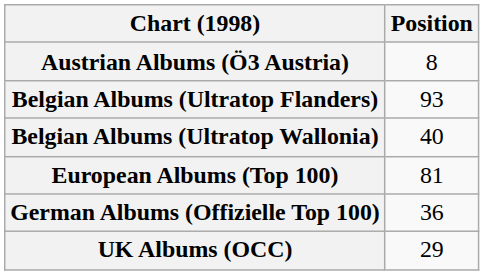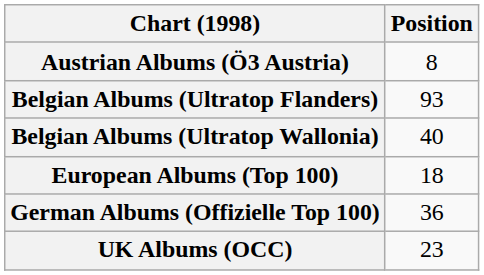(432, 174) 81 -> (432, 174) 18
(432, 250) 29 -> (432, 250) 23
